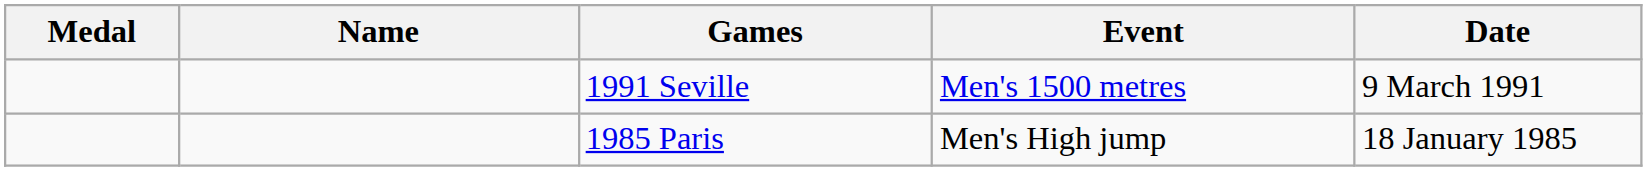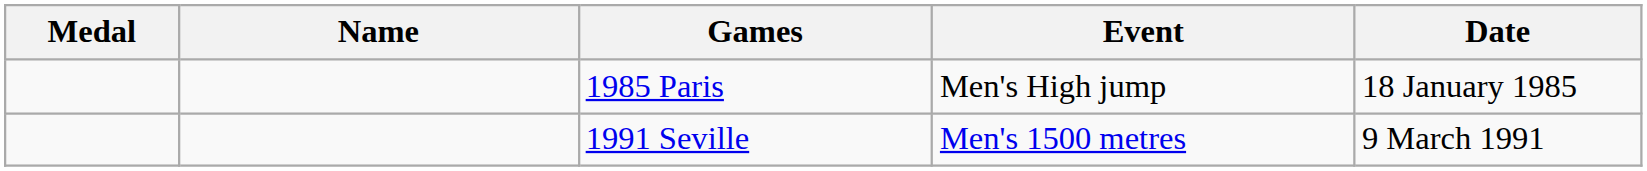rows swapped: (655, 139) <-> (667, 85)
